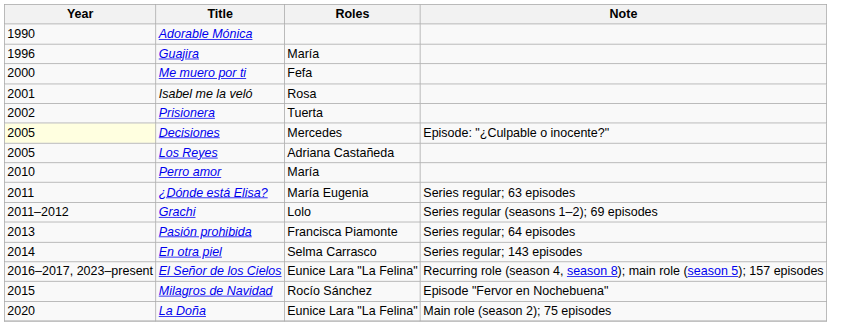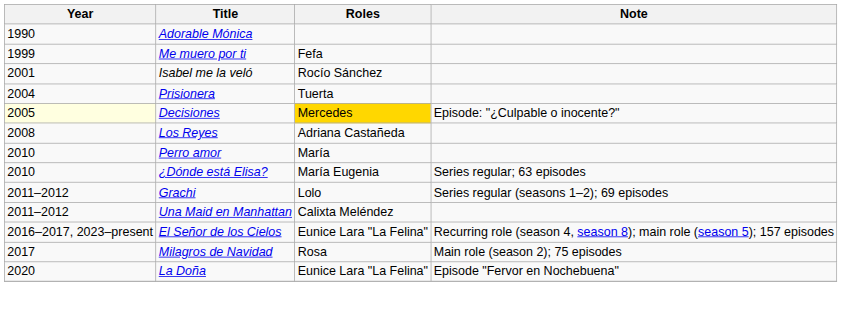- row: (179, 53)
(21, 73) 2000 -> (21, 53) 1999
(302, 93) Rosa -> (340, 73) Rocío Sánchez
(21, 113) 2002 -> (21, 93) 2004
(315, 133) no background -> (325, 113) gold background
(21, 152) 2005 -> (21, 133) 2008
(21, 192) 2011 -> (21, 172) 2010
+ row: (225, 212)
- row: (205, 232)
- row: (190, 251)
(21, 291) 2015 -> (21, 251) 2017
(330, 291) Rocío Sánchez -> (312, 251) Rosa
(516, 291) Episode "Fervor en Nochebuena" -> (528, 251) Main role (season 2); 75 episodes
(517, 311) Main role (season 2); 75 episodes -> (526, 271) Episode "Fervor en Nochebuena"
